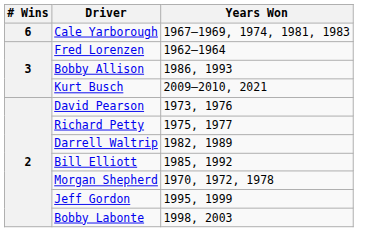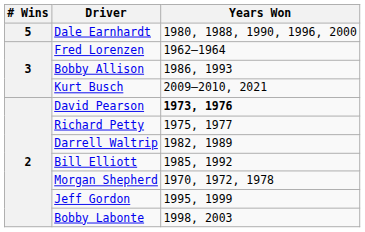- row: (106, 33)
+ row: (103, 33)
(198, 107) normal -> (198, 107) bold
